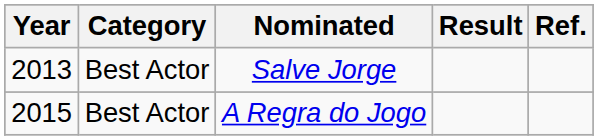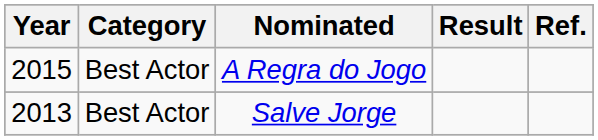rows swapped: (324, 69) <-> (324, 112)
